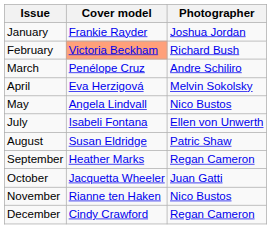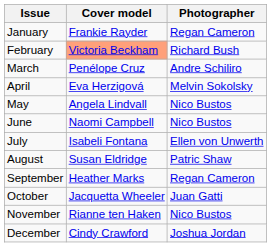(208, 31) Joshua Jordan -> (212, 31) Regan Cameron
+ row: (20, 123)
(212, 214) Regan Cameron -> (208, 232) Joshua Jordan
